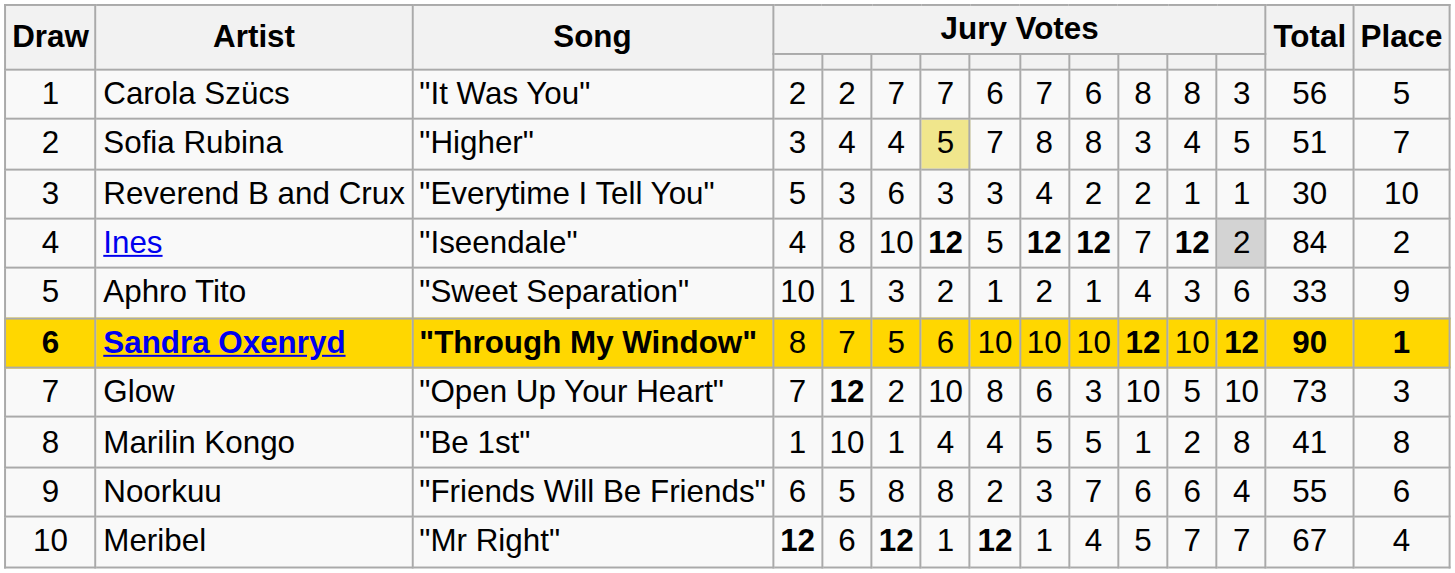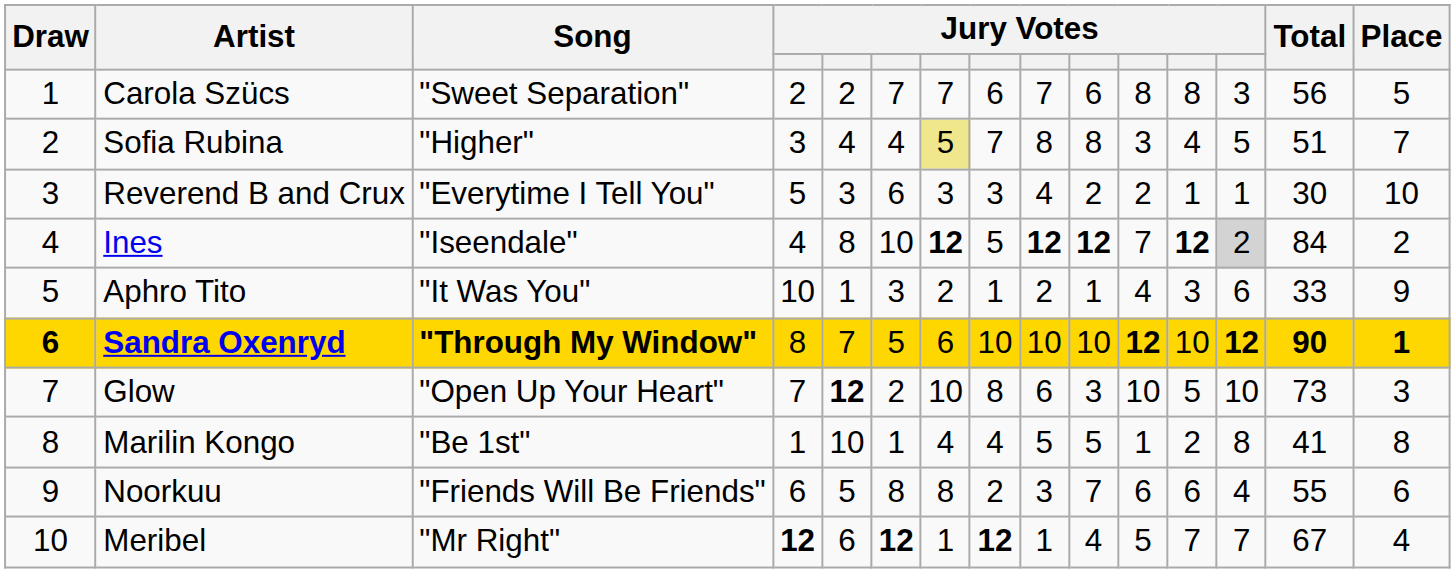(505, 93) "It Was You" -> (554, 93) "Sweet Separation"
(554, 292) "Sweet Separation" -> (505, 292) "It Was You"
